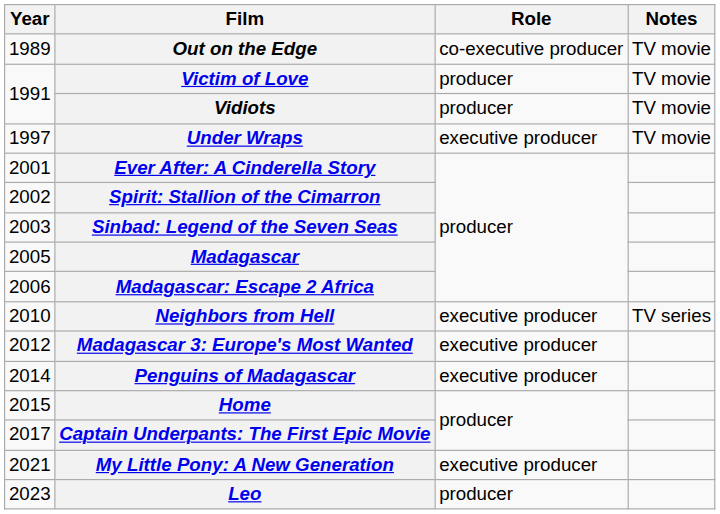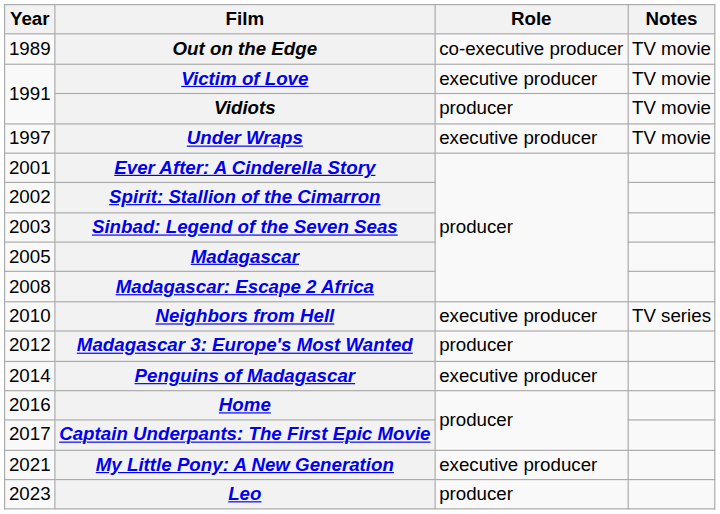(476, 78) producer -> (518, 78) executive producer
(30, 286) 2006 -> (30, 286) 2008
(518, 345) executive producer -> (476, 345) producer
(30, 405) 2015 -> (30, 405) 2016
